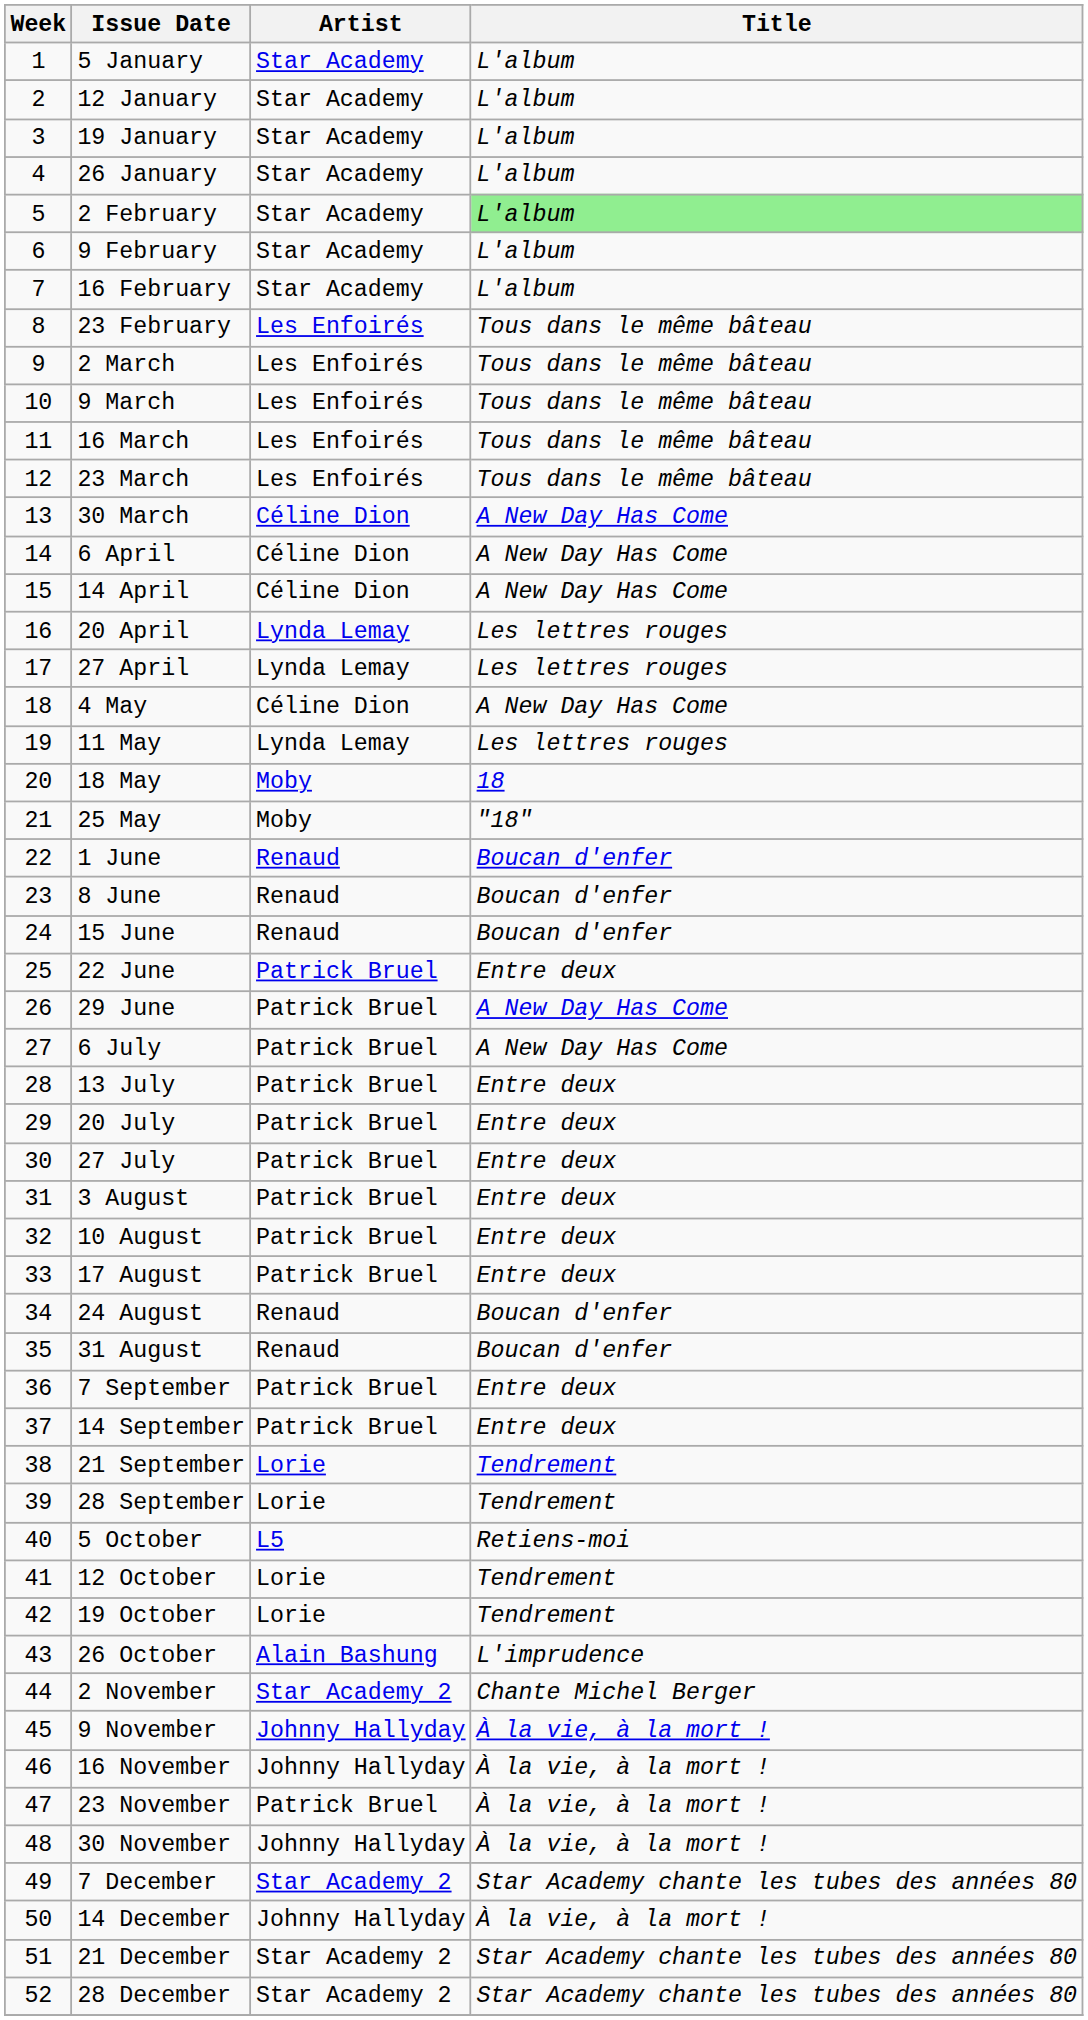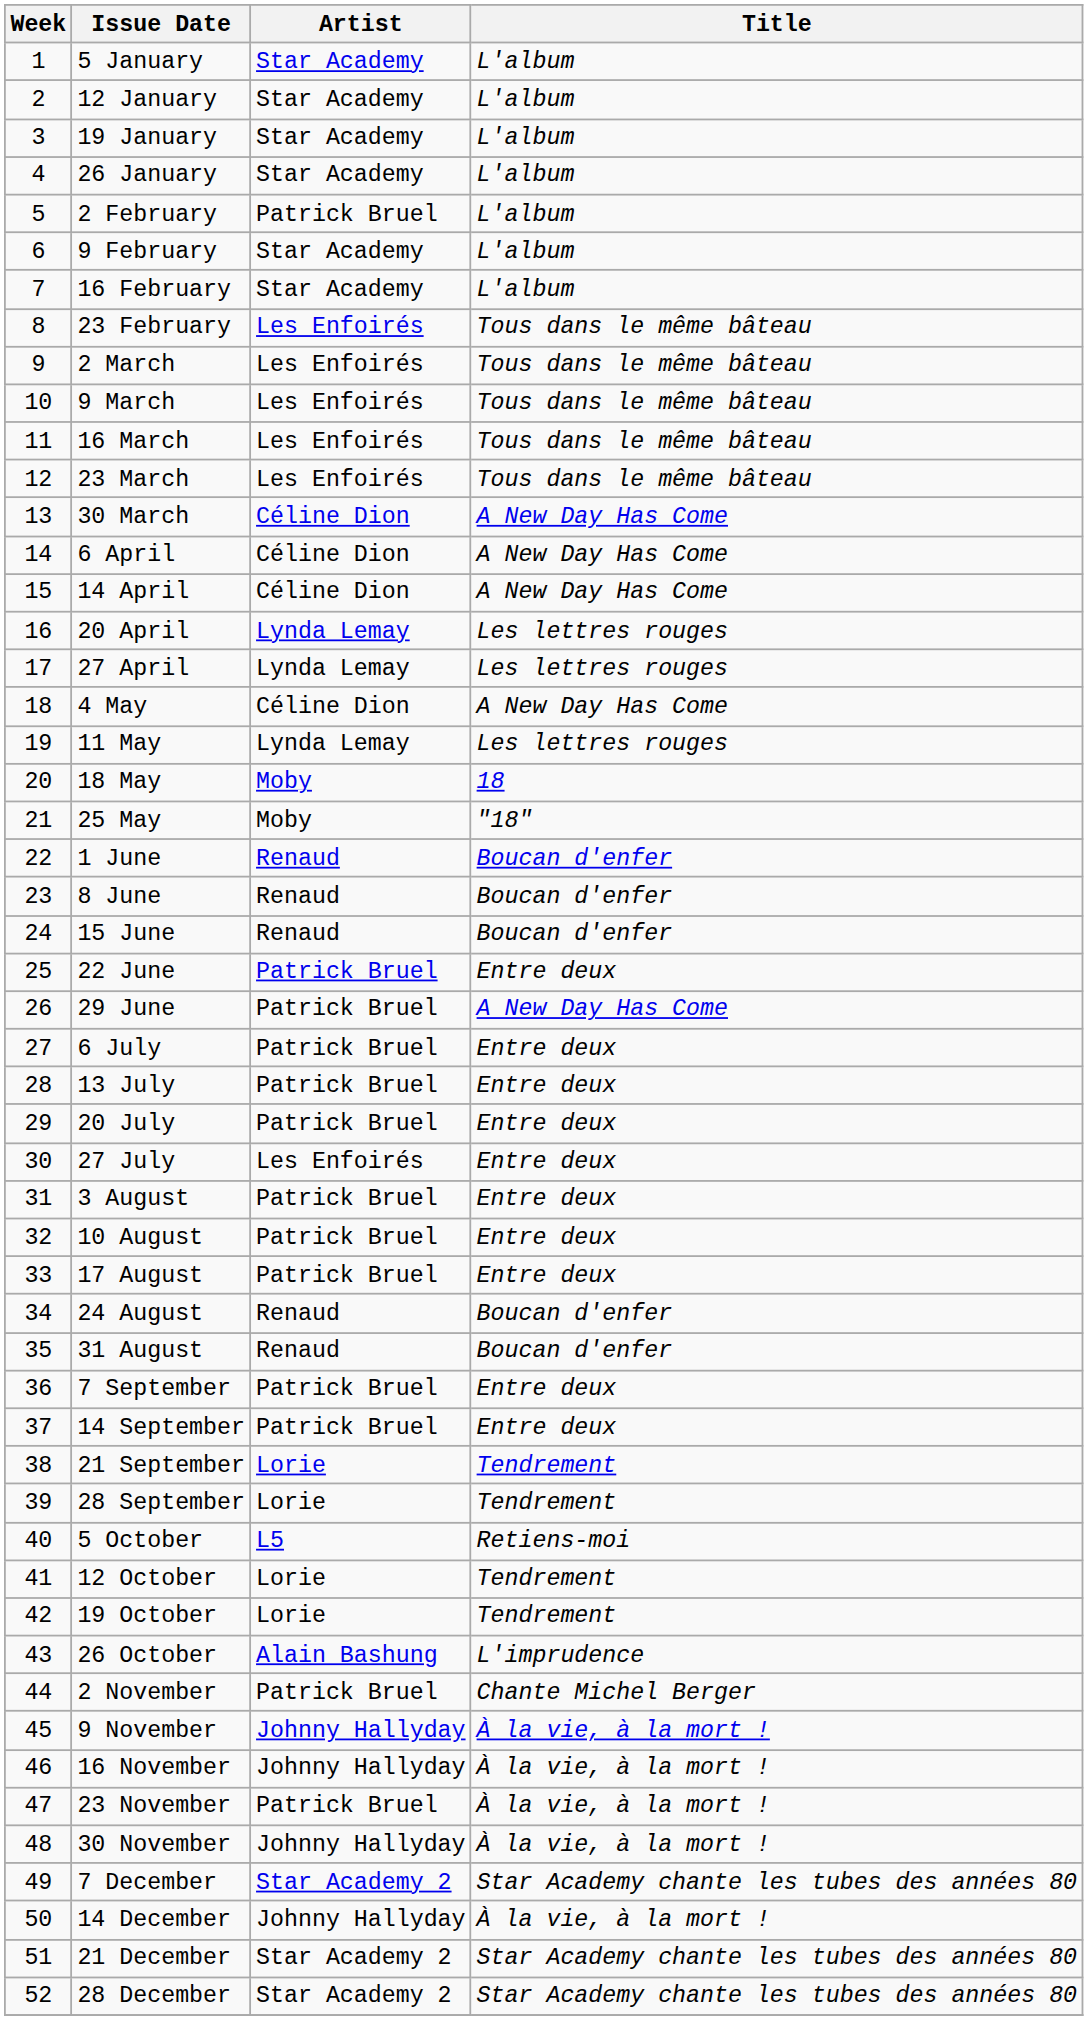(340, 213) Star Academy -> (347, 213) Patrick Bruel
(525, 213) lightgreen background -> (525, 213) no background
(602, 1048) A New Day Has Come -> (546, 1048) Entre deux
(347, 1162) Patrick Bruel -> (340, 1162) Les Enfoirés
(354, 1693) Star Academy 2 -> (347, 1693) Patrick Bruel
